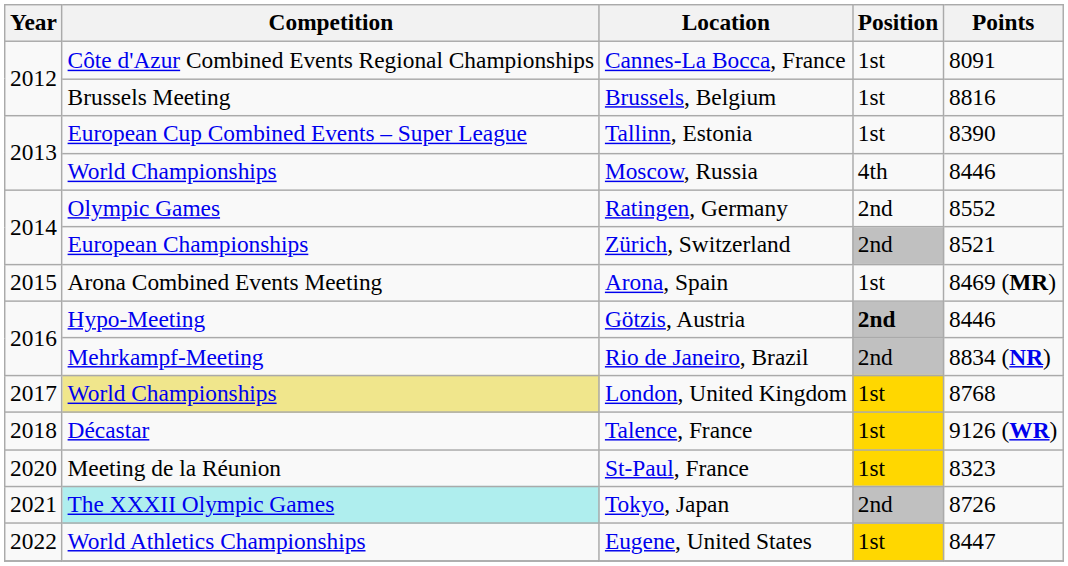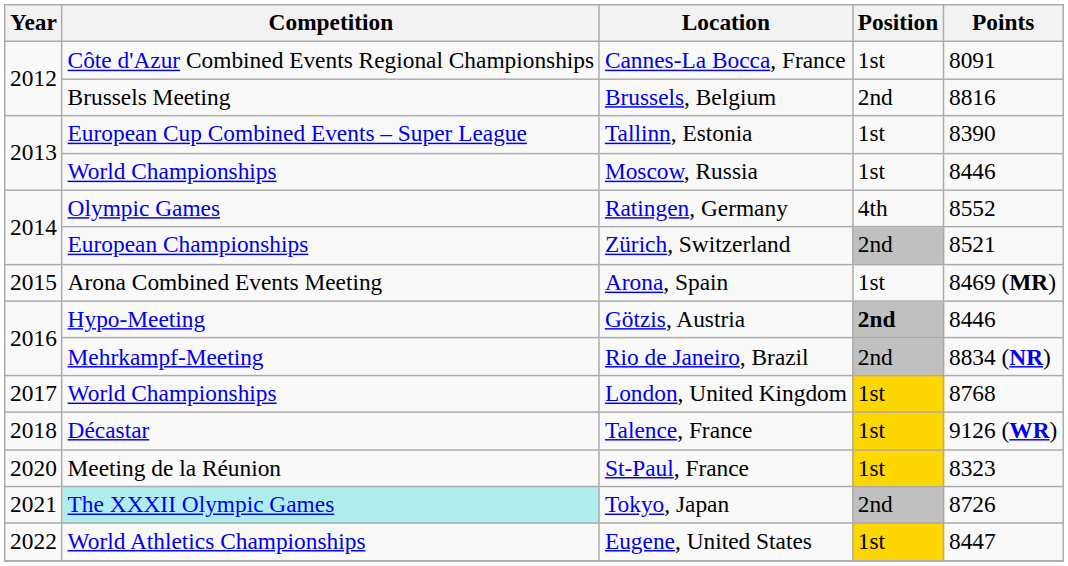(871, 97) 1st -> (875, 97) 2nd
(873, 171) 4th -> (871, 171) 1st
(875, 208) 2nd -> (873, 208) 4th
(172, 393) khaki background -> (172, 393) no background
